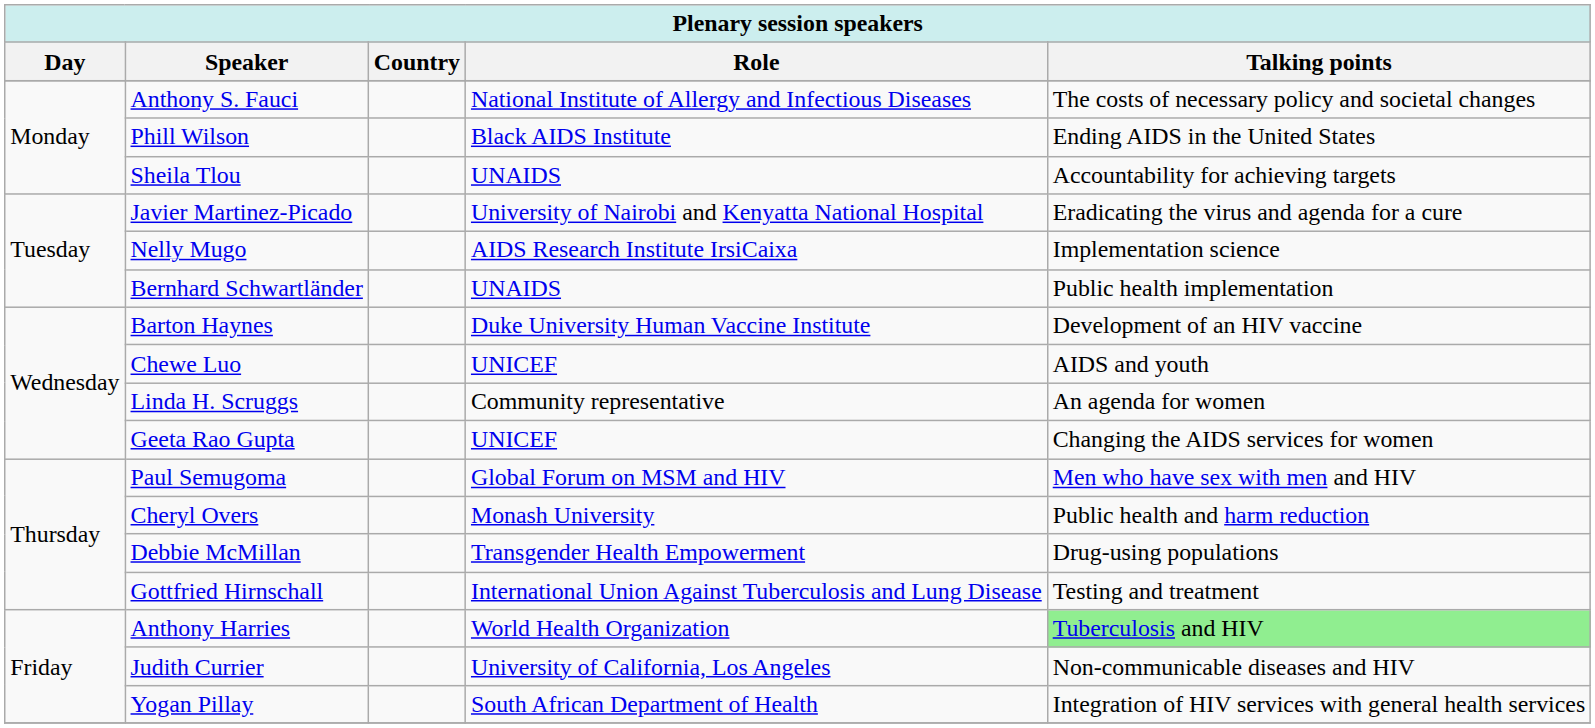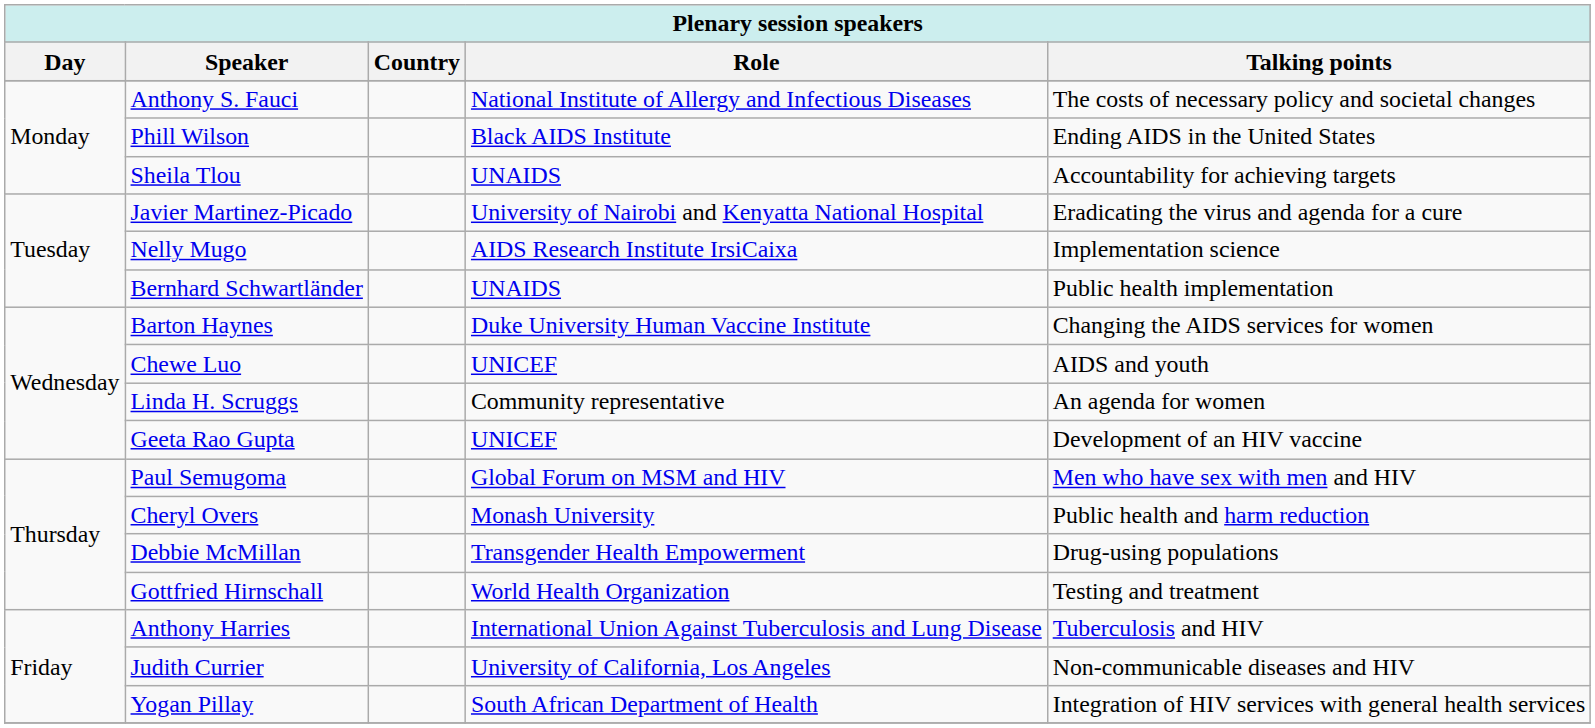(1207, 325) Development of an HIV vaccine -> (1243, 325) Changing the AIDS services for women
(1243, 439) Changing the AIDS services for women -> (1207, 439) Development of an HIV vaccine
(756, 590) International Union Against Tuberculosis and Lung Disease -> (600, 590) World Health Organization
(600, 628) World Health Organization -> (756, 628) International Union Against Tuberculosis and Lung Disease
(1158, 628) lightgreen background -> (1158, 628) no background
